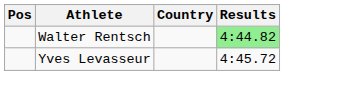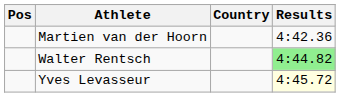+ row: (123, 37)
(248, 59) no background -> (304, 81) lightyellow background
